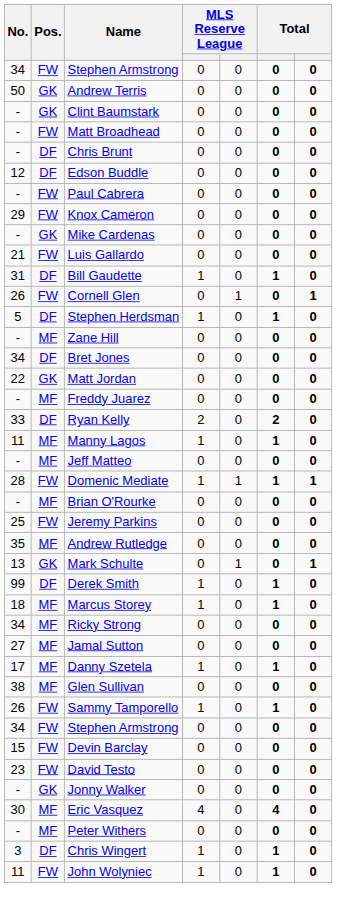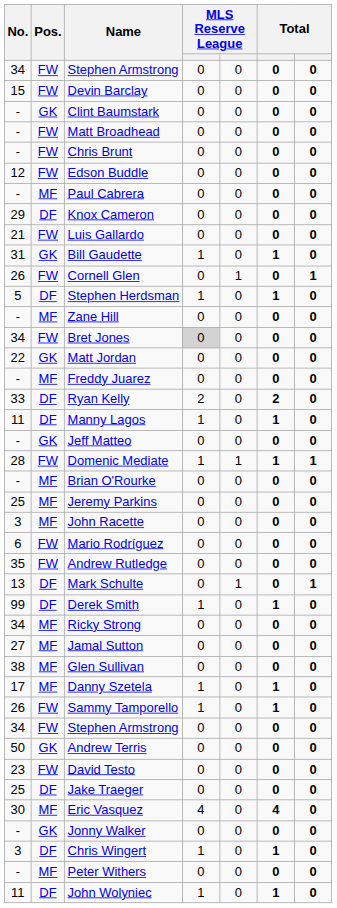rows swapped: (18, 748) <-> (18, 91)
(48, 152) DF -> (48, 152) FW
(48, 173) DF -> (48, 173) FW
(48, 193) FW -> (48, 193) MF
(48, 214) FW -> (48, 214) DF
- row: (18, 234)
(48, 276) DF -> (48, 255) GK
(48, 358) DF -> (48, 337) FW
(201, 358) no background -> (201, 337) lightgrey background
(48, 440) MF -> (48, 419) DF
(48, 460) MF -> (48, 440) GK
(48, 522) FW -> (48, 502) MF
+ row: (18, 522)
+ row: (18, 543)
(48, 543) MF -> (48, 563) FW
(48, 563) GK -> (48, 584) DF
- row: (18, 604)
rows swapped: (18, 666) <-> (18, 687)
+ row: (18, 789)
rows swapped: (18, 810) <-> (18, 789)
rows swapped: (18, 851) <-> (18, 830)
(48, 872) FW -> (48, 892) DF
